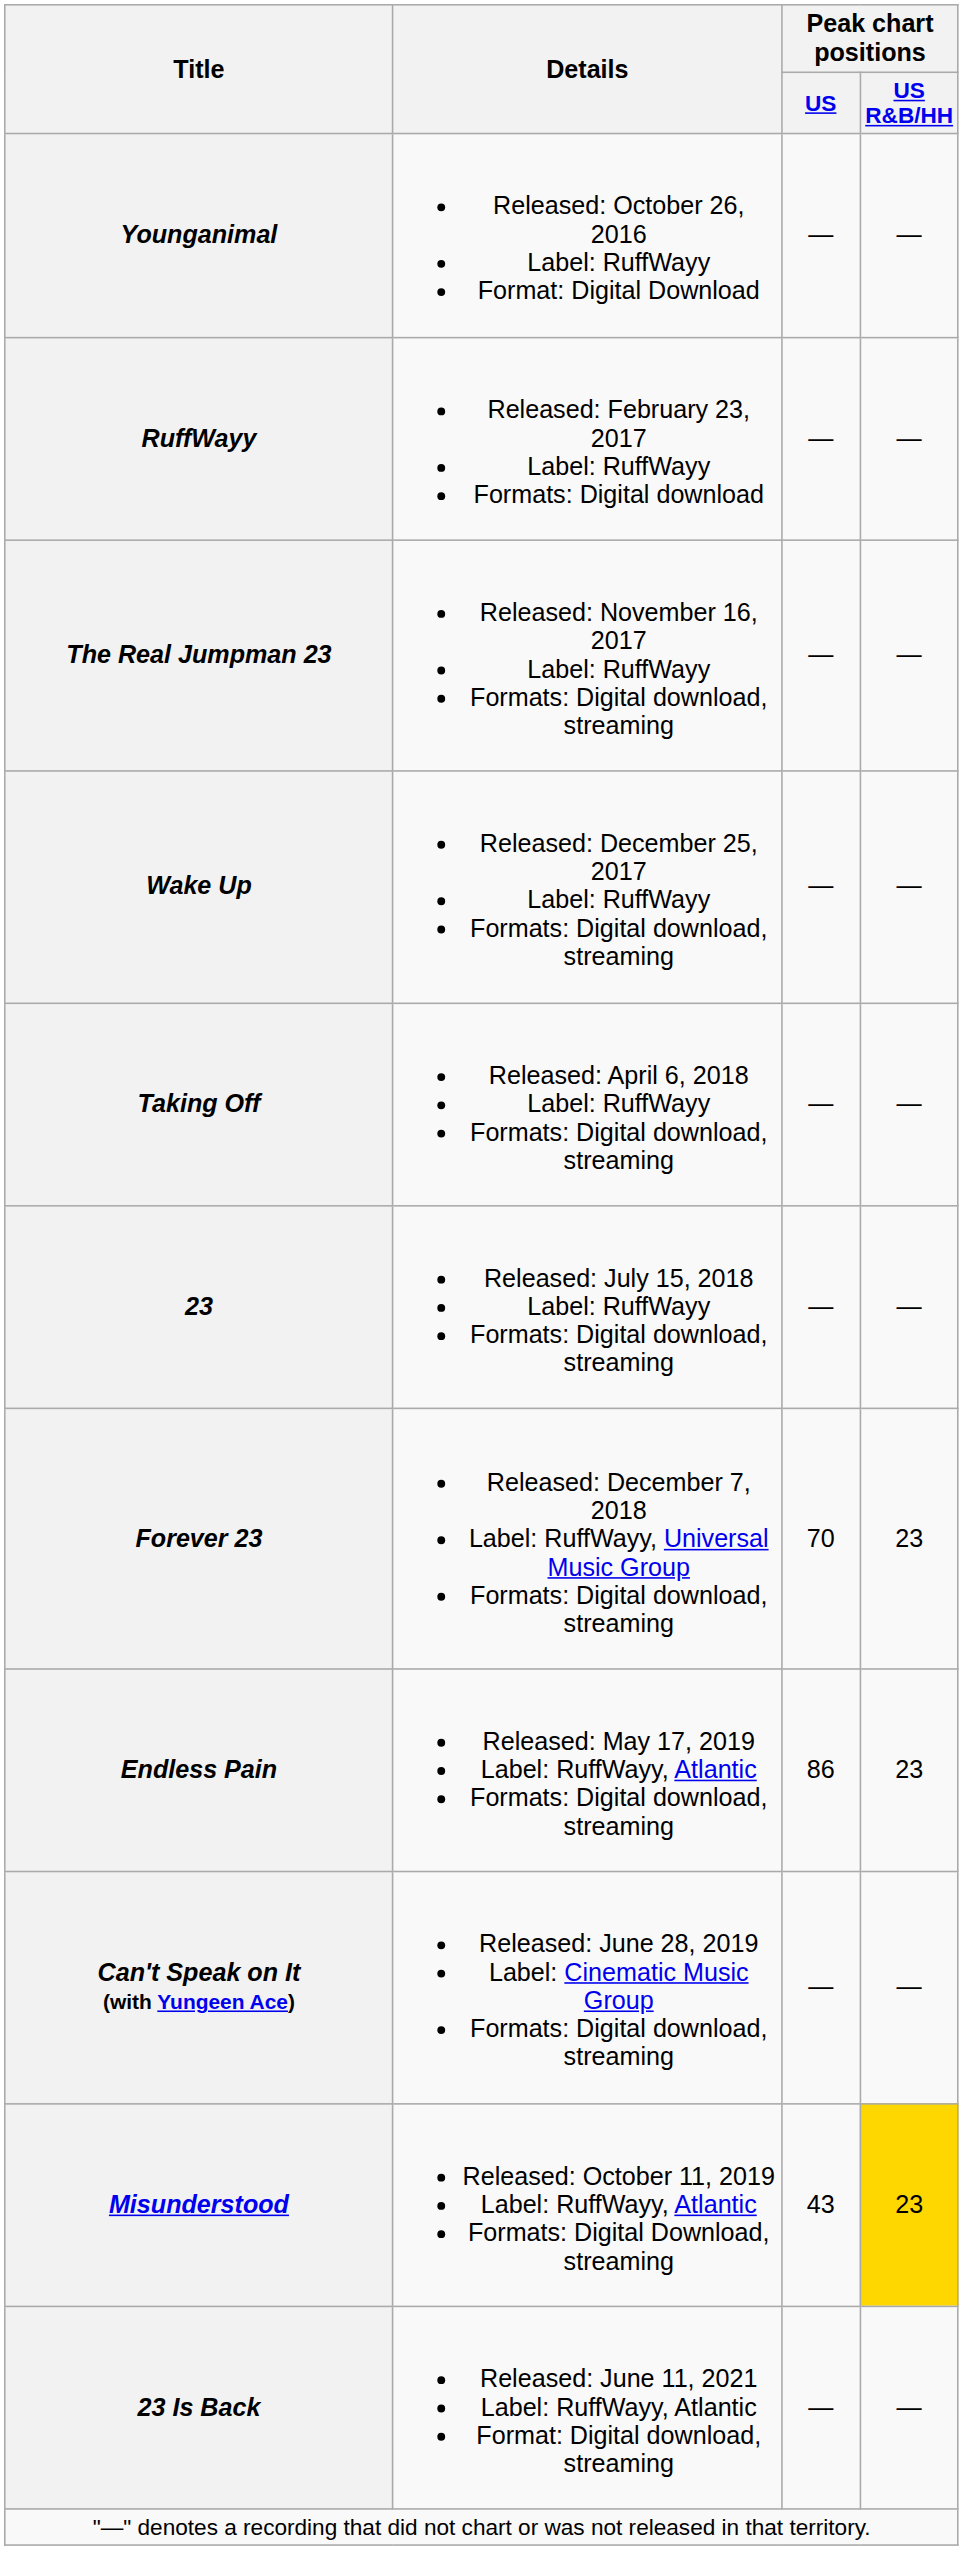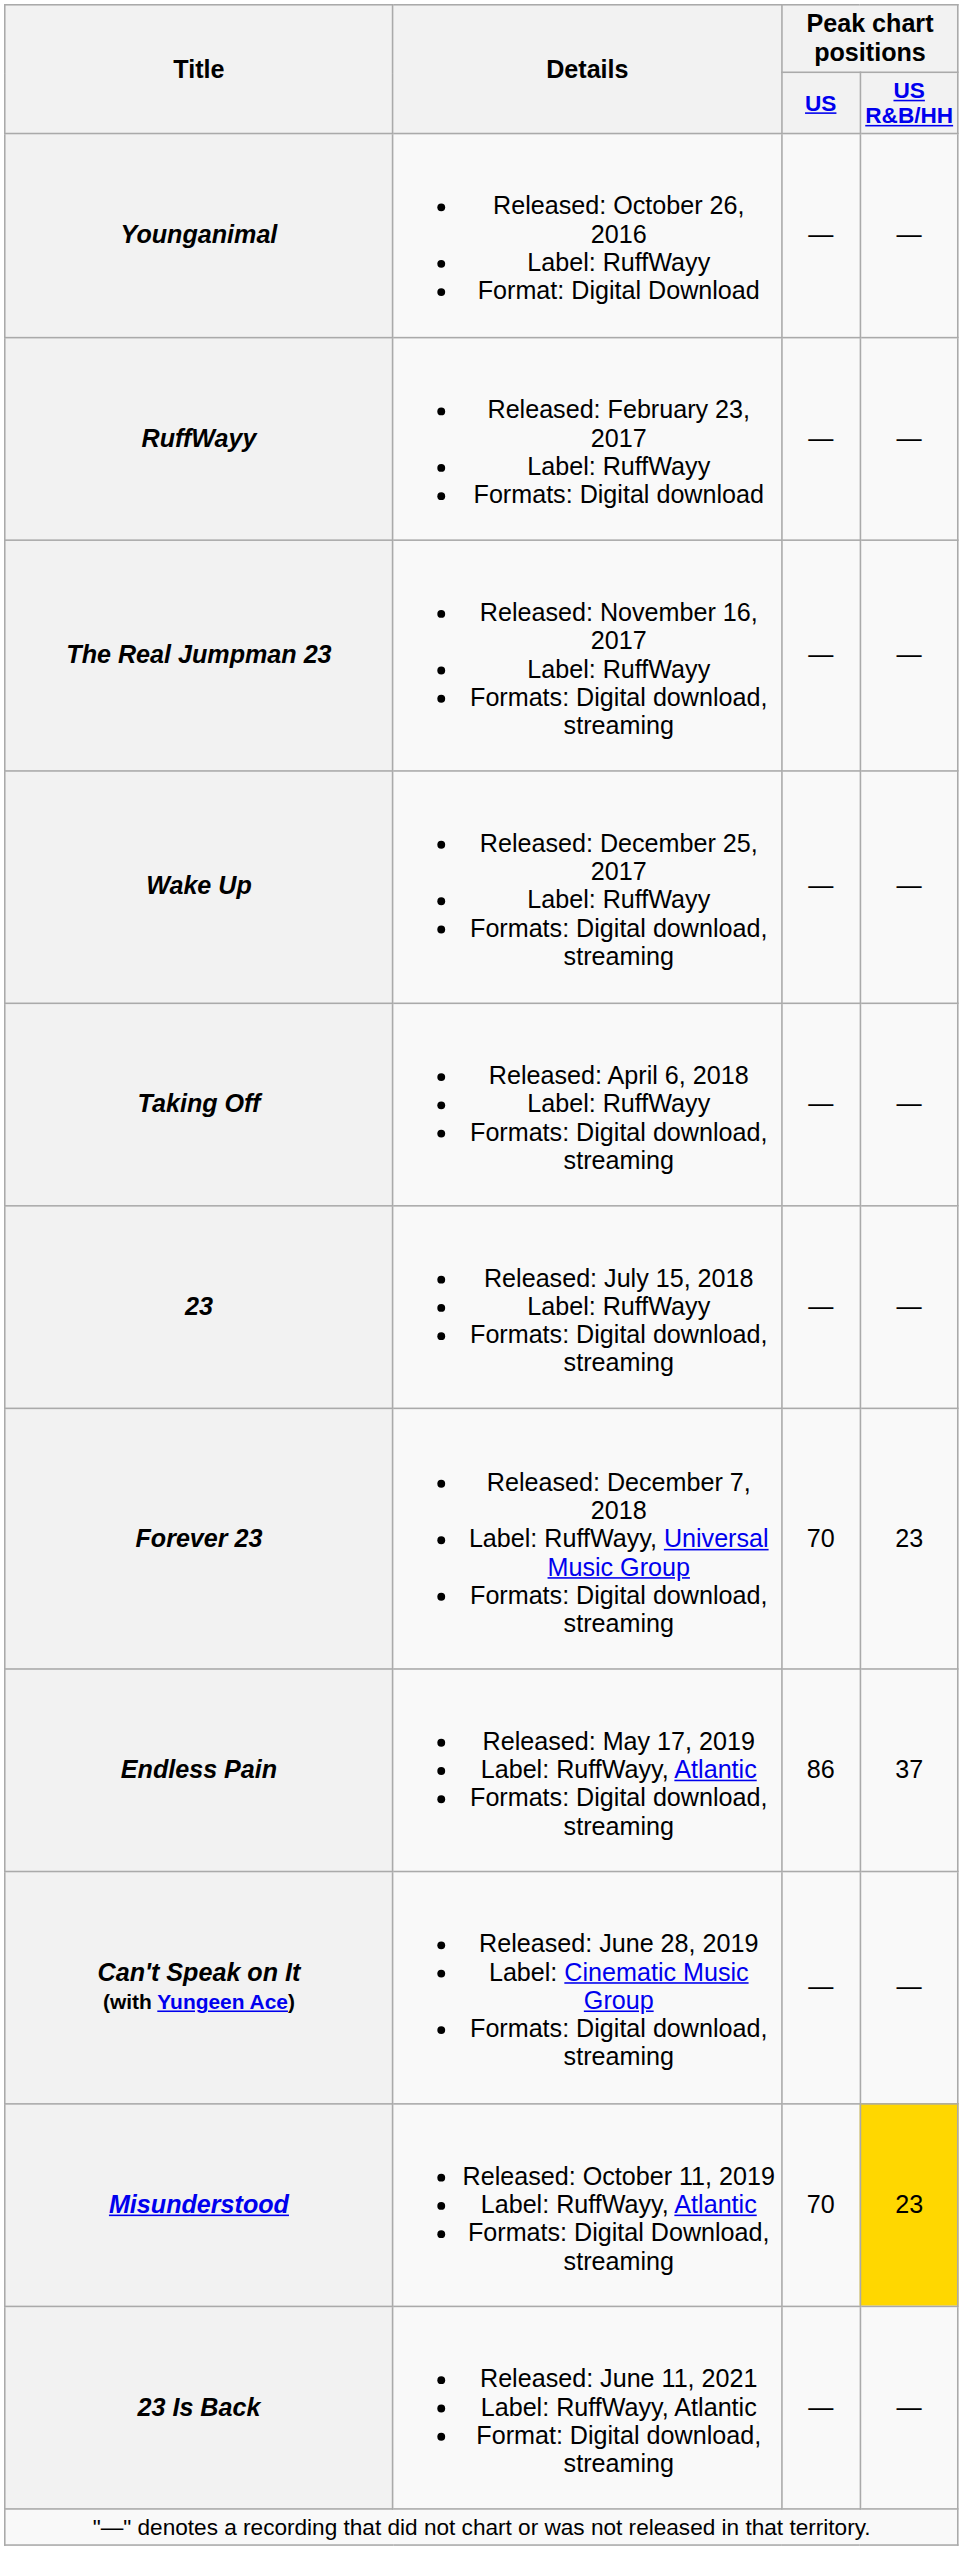(909, 1769) 23 -> (909, 1769) 37
(821, 2204) 43 -> (821, 2204) 70
